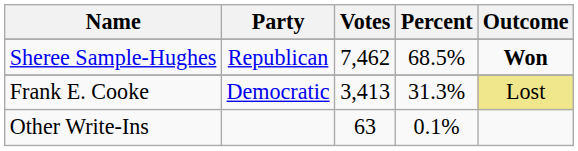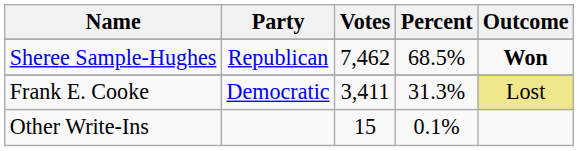(365, 92) 3,413 -> (365, 92) 3,411
(365, 127) 63 -> (365, 127) 15
